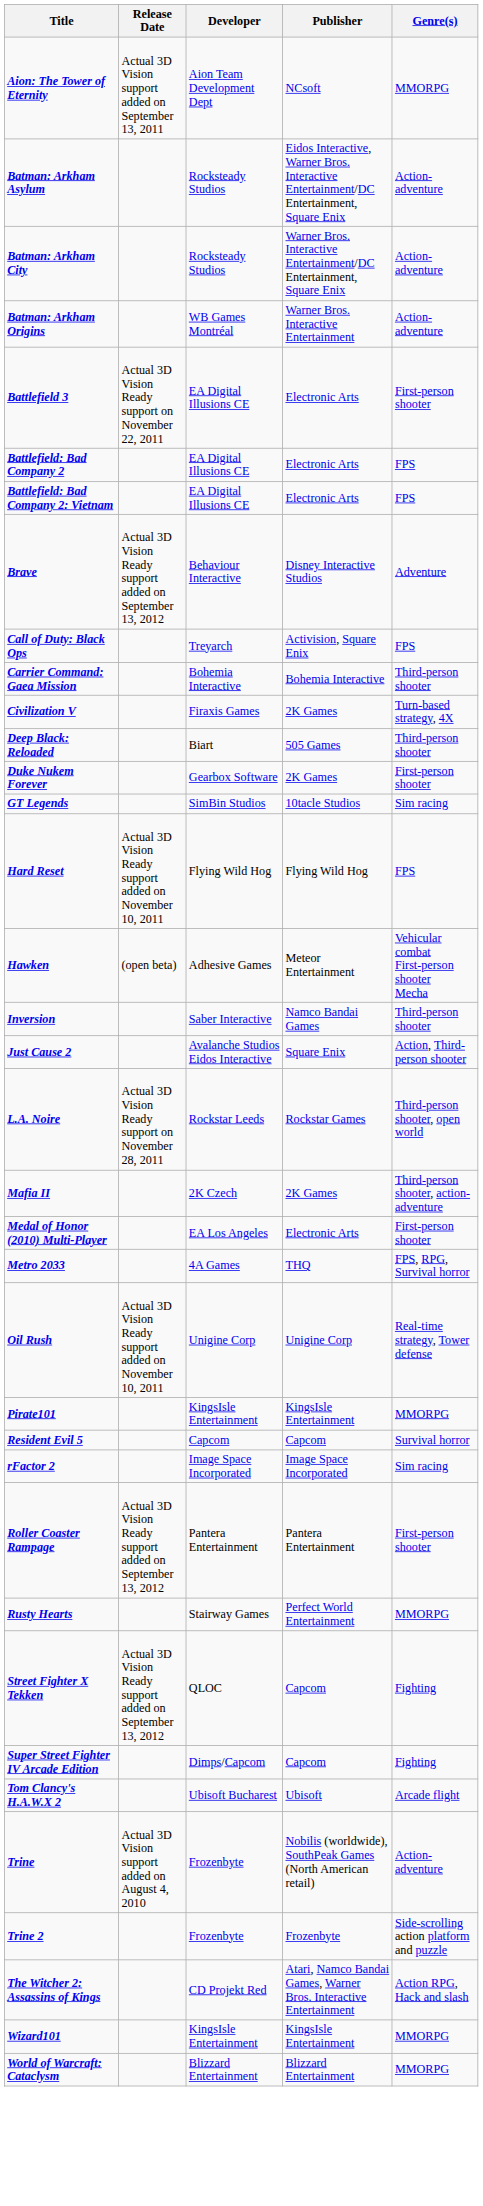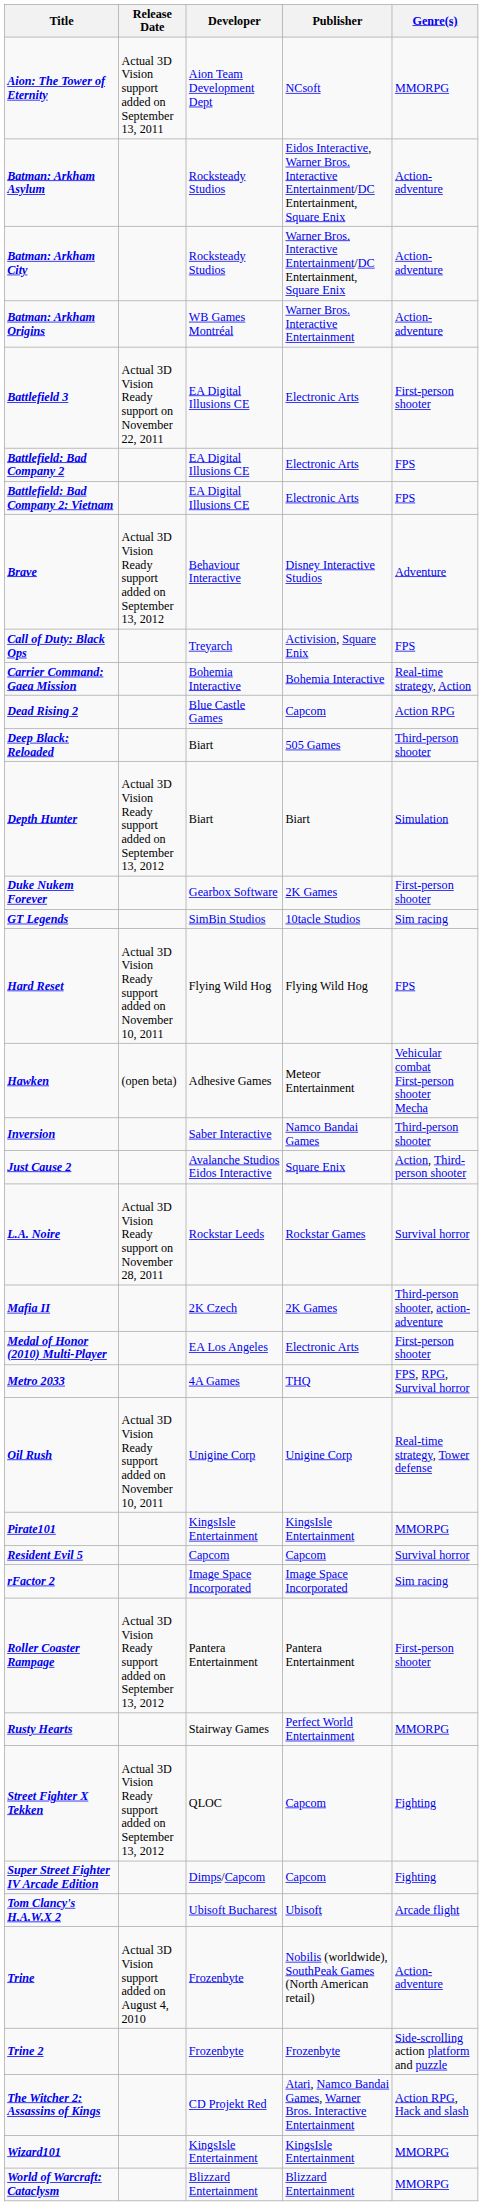(427, 678) Third-person shooter -> (433, 678) Real-time strategy, Action
- row: (41, 711)
+ row: (43, 711)
+ row: (42, 818)
(427, 1119) Third-person shooter, open world -> (432, 1234) Survival horror
